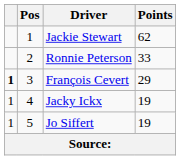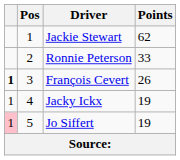(144, 80) 29 -> (144, 80) 26
(11, 123) no background -> (11, 123) pink background
